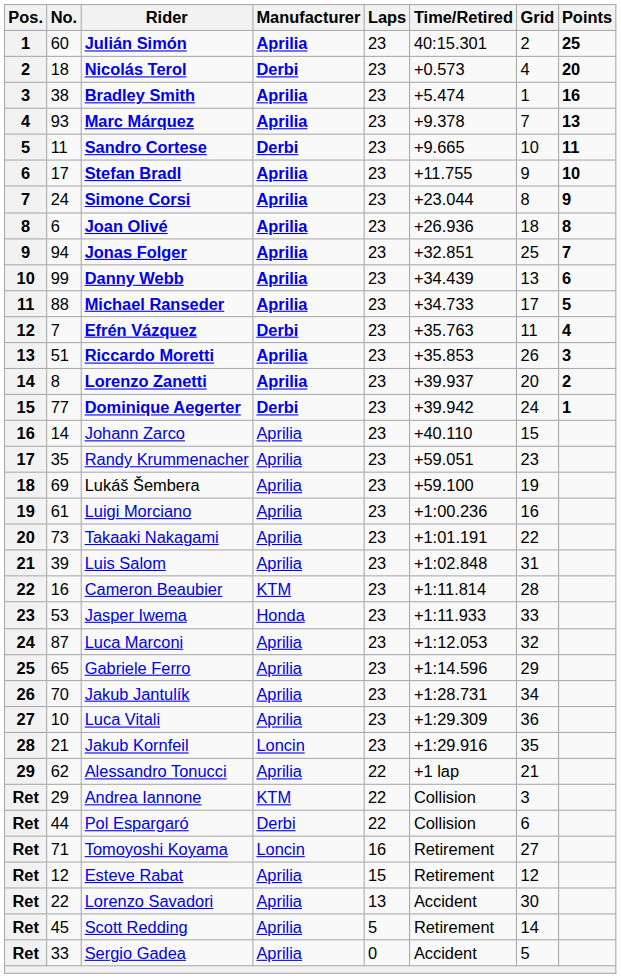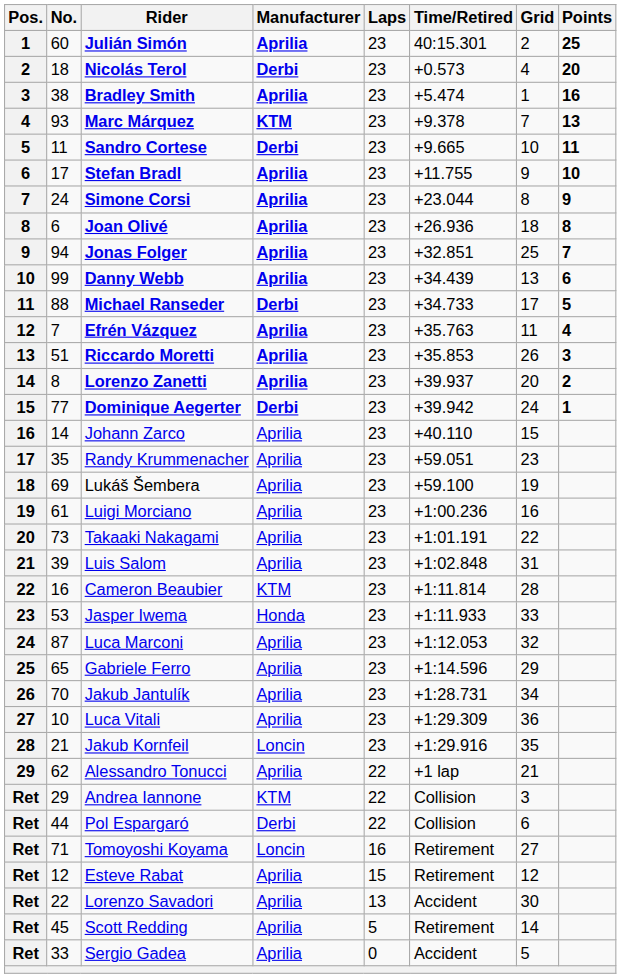(282, 122) Aprilia -> (274, 122) KTM
(282, 304) Aprilia -> (277, 304) Derbi
(277, 330) Derbi -> (282, 330) Aprilia
